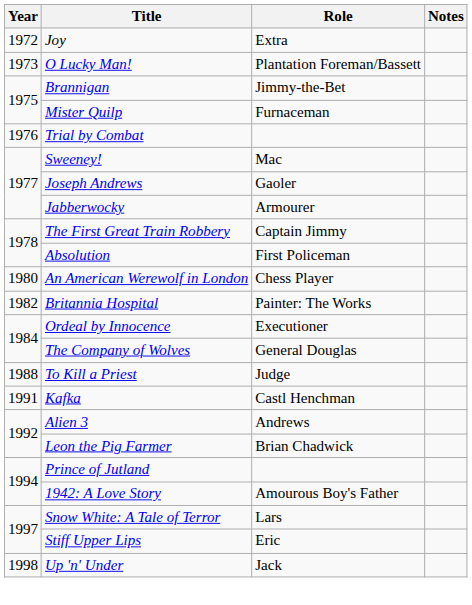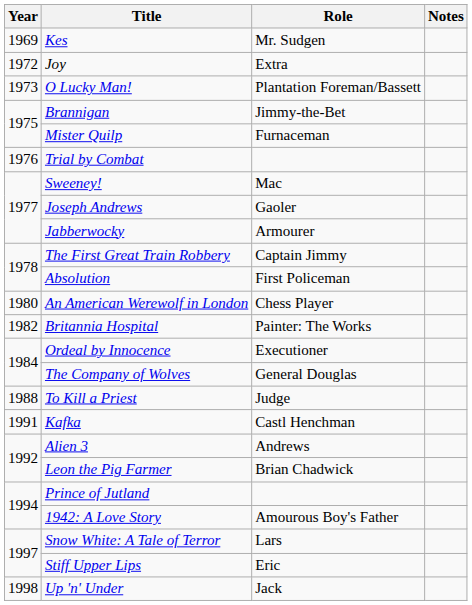+ row: (56, 40)
